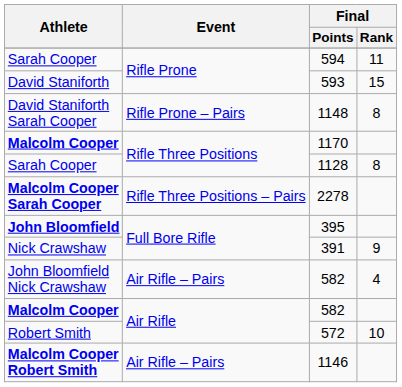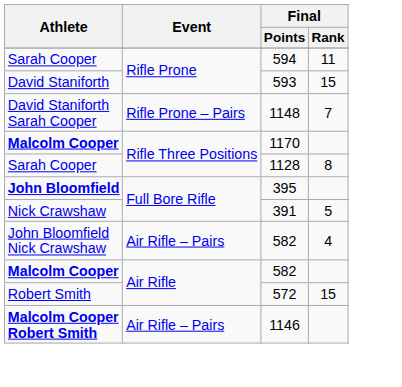(376, 113) 8 -> (328, 113) 7
- row: (63, 196)
(376, 249) 9 -> (328, 211) 5
(376, 333) 10 -> (328, 294) 15
